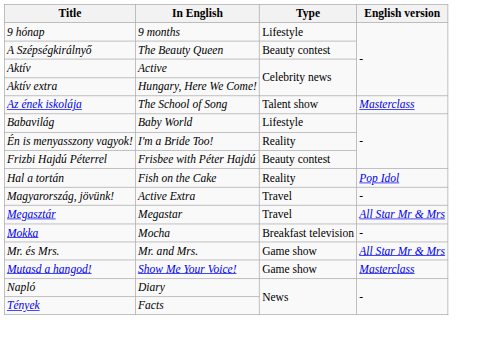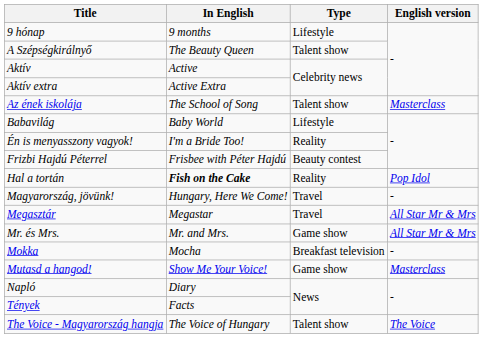(296, 50) Beauty contest -> (321, 50) Talent show
(197, 86) Hungary, Here We Come! -> (197, 86) Active Extra
(177, 178) normal -> (209, 178) bold
(167, 196) Active Extra -> (228, 196) Hungary, Here We Come!
rows swapped: (23, 232) <-> (33, 251)
+ row: (85, 324)
